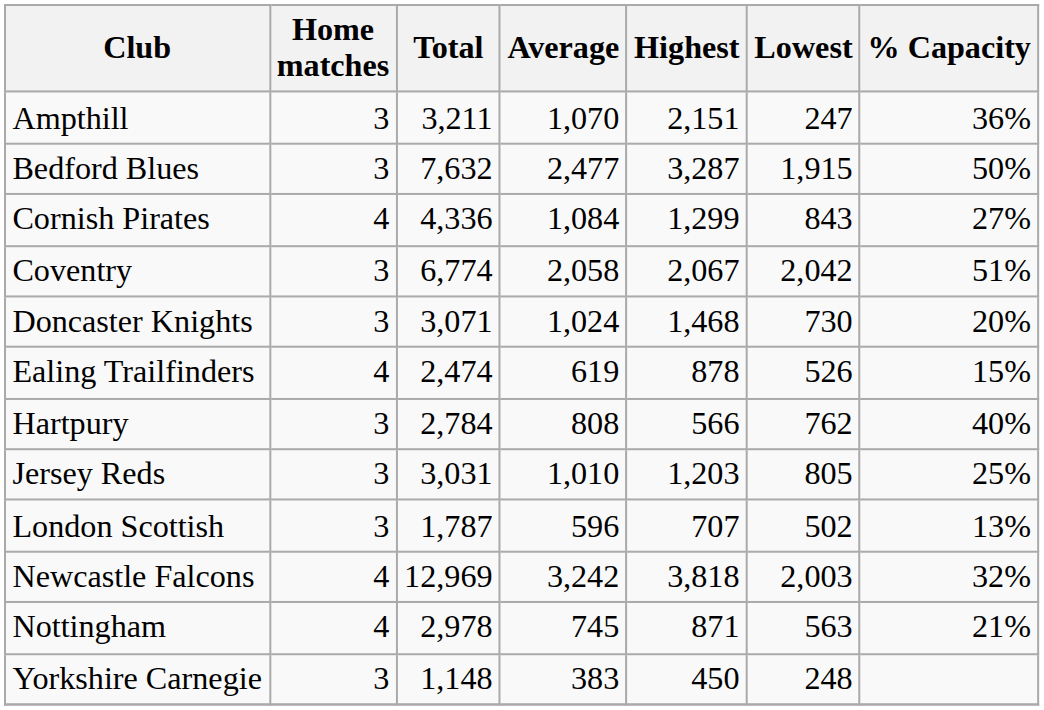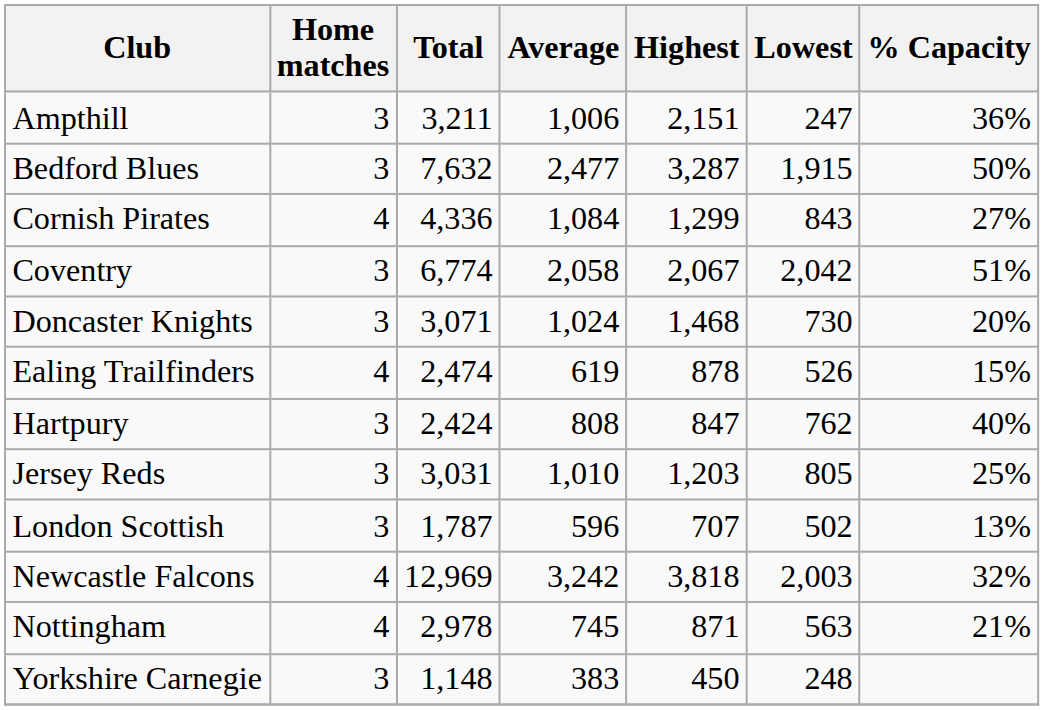(583, 117) 1,070 -> (583, 117) 1,006
(456, 423) 2,784 -> (456, 423) 2,424
(715, 423) 566 -> (715, 423) 847
